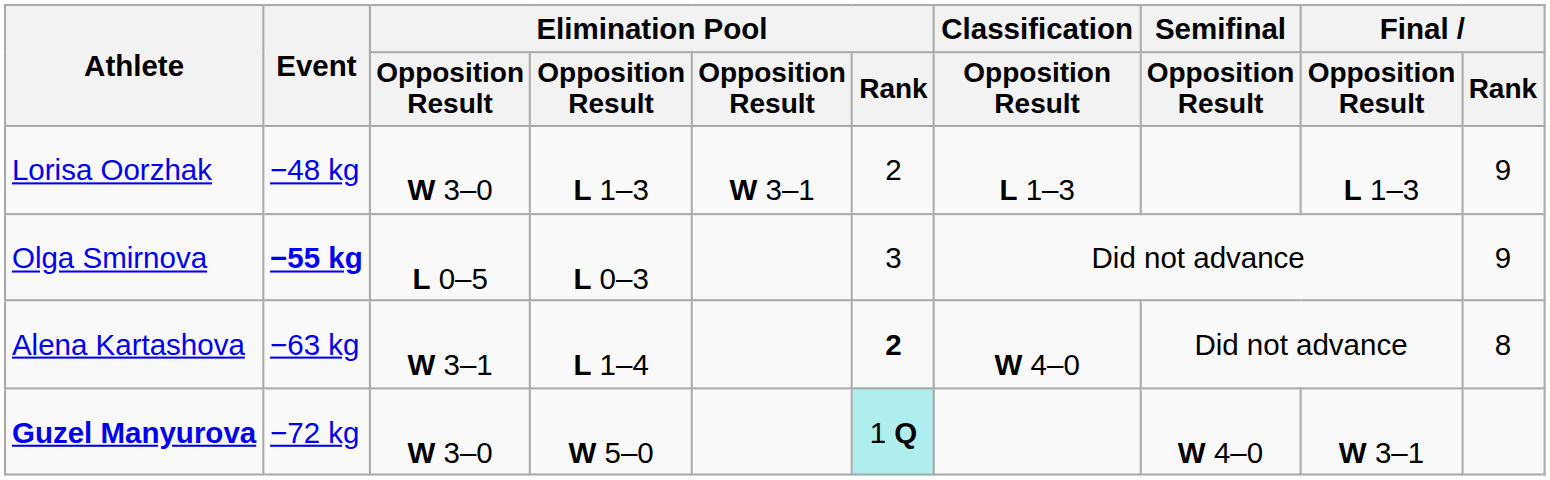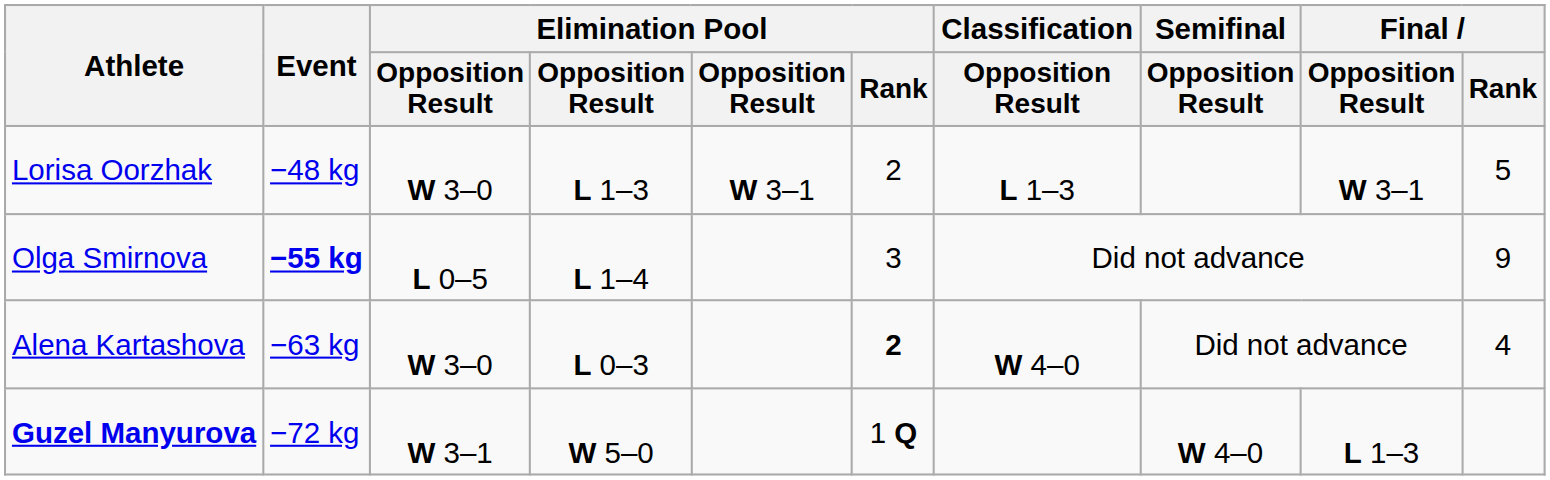(1382, 191) L 1–3 -> (1381, 191) W 3–1
(1503, 170) 9 -> (1503, 170) 5
(611, 278) L 0–3 -> (611, 278) L 1–4
(450, 365) W 3–1 -> (450, 365) W 3–0
(611, 365) L 1–4 -> (611, 365) L 0–3
(1503, 345) 8 -> (1503, 345) 4
(450, 452) W 3–0 -> (450, 452) W 3–1
(893, 432) paleturquoise background -> (893, 432) no background
(1381, 452) W 3–1 -> (1382, 452) L 1–3
